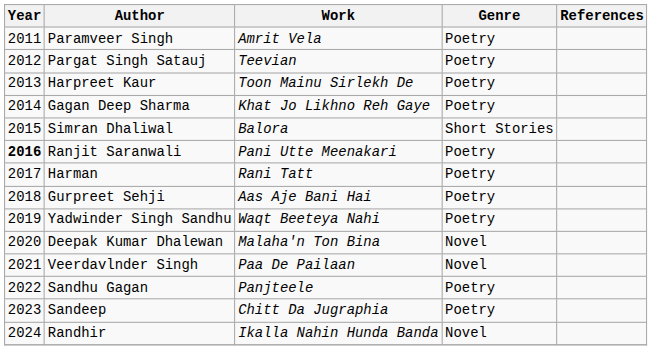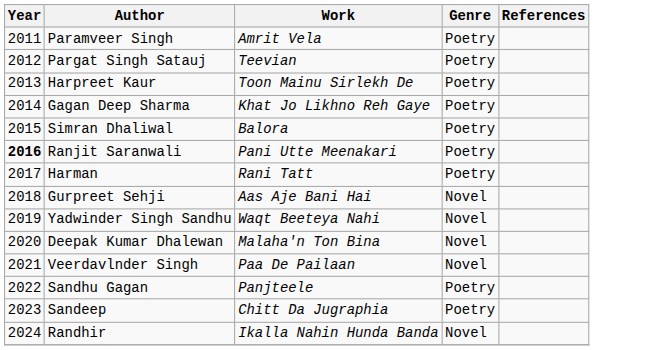(499, 129) Short Stories -> (470, 129) Poetry
(470, 197) Poetry -> (466, 197) Novel
(470, 220) Poetry -> (466, 220) Novel
